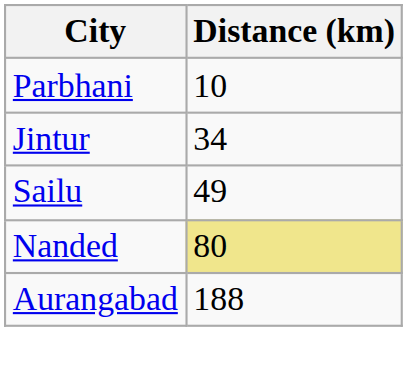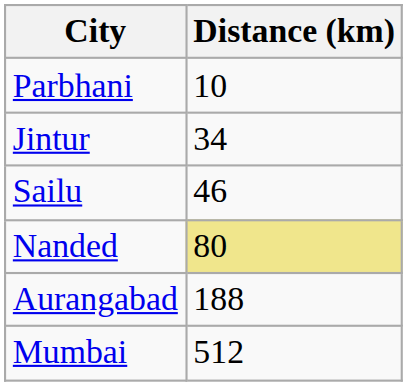(210, 191) 49 -> (210, 191) 46
+ row: (70, 352)
